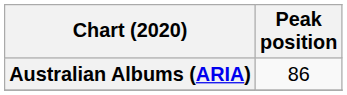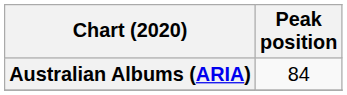(299, 74) 86 -> (299, 74) 84
